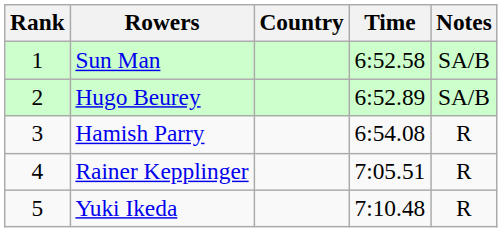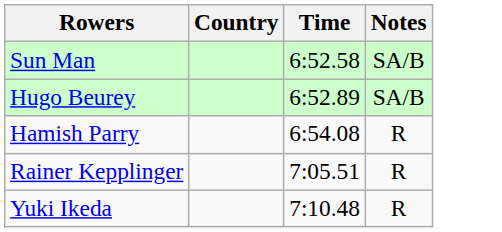- column: (37, 23)
